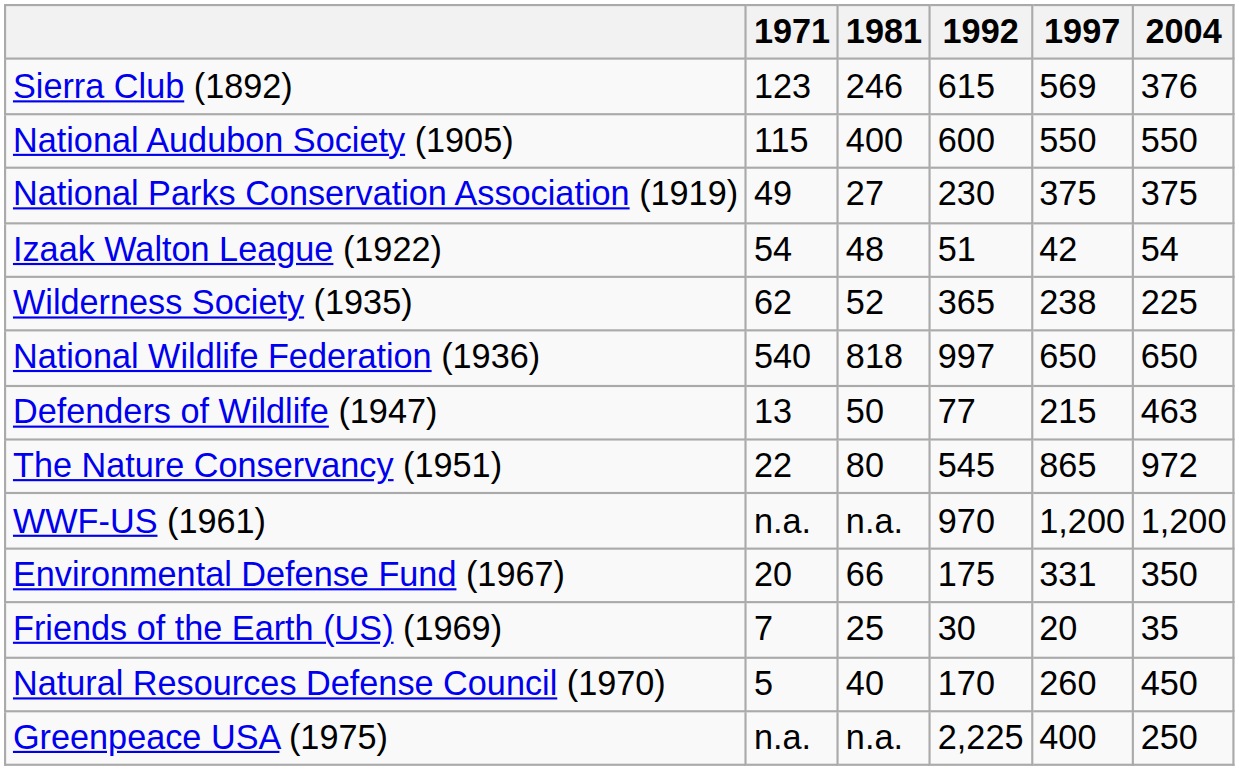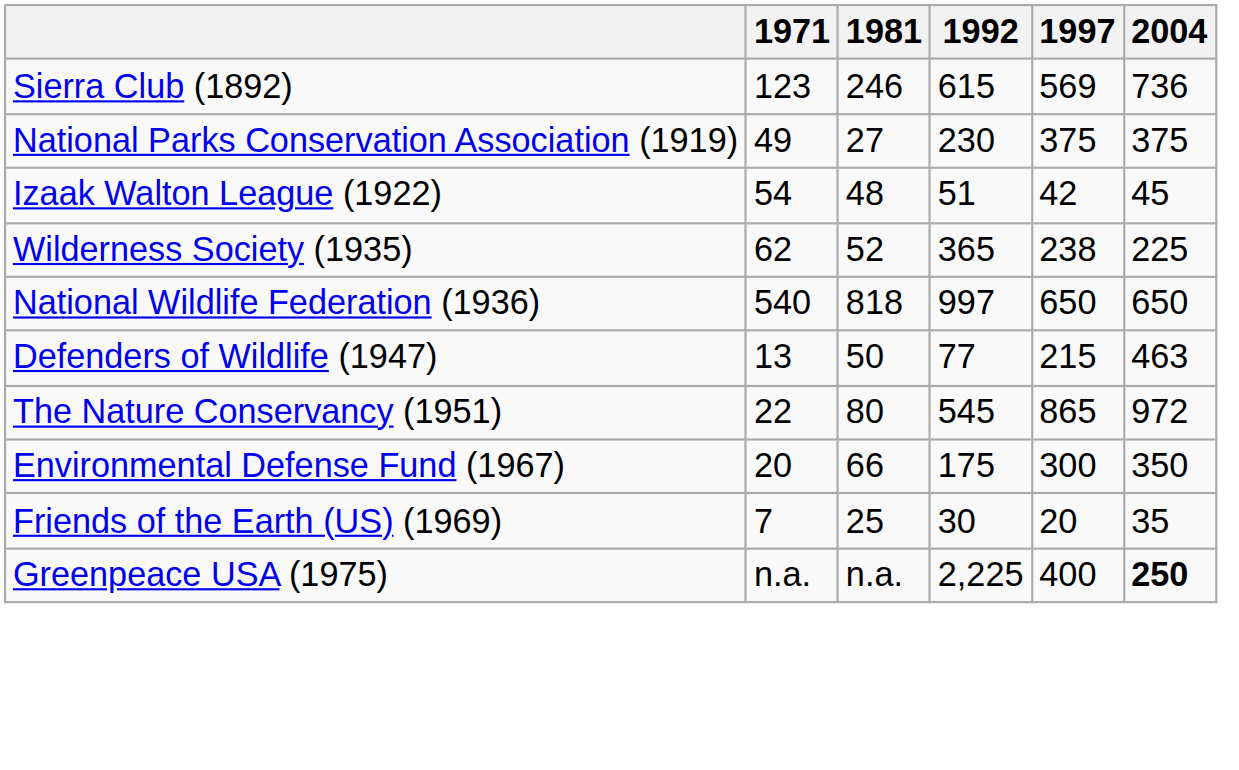(1169, 85) 376 -> (1160, 85) 736
- row: (263, 140)
(1160, 248) 54 -> (1150, 194) 45
- row: (139, 520)
(1068, 574) 331 -> (1068, 466) 300
- row: (339, 683)
(1169, 737) normal -> (1160, 574) bold
